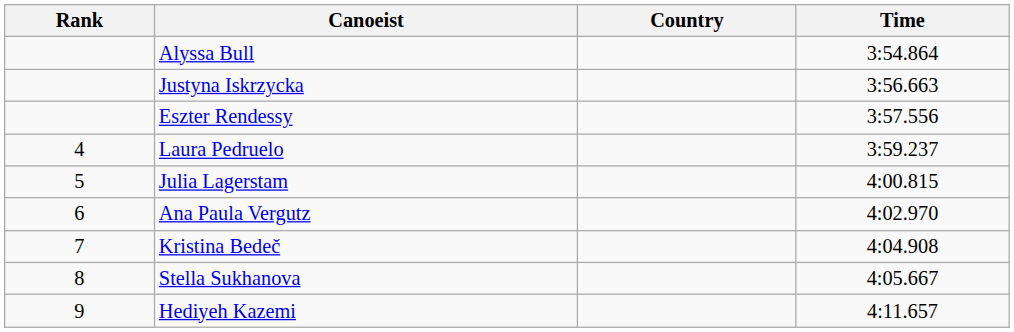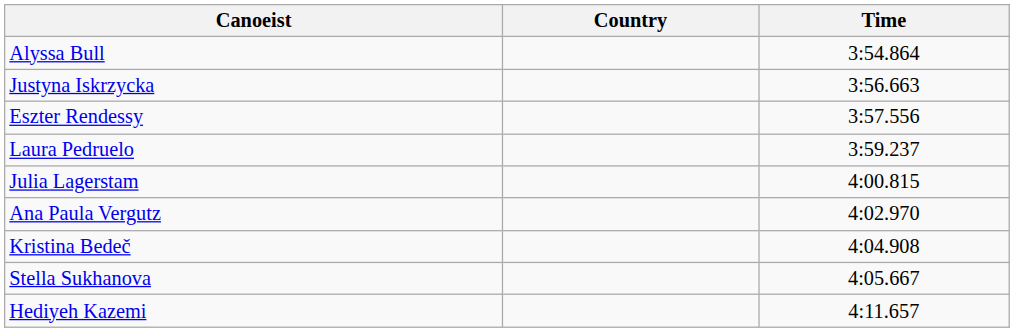- column: (79, 20)
